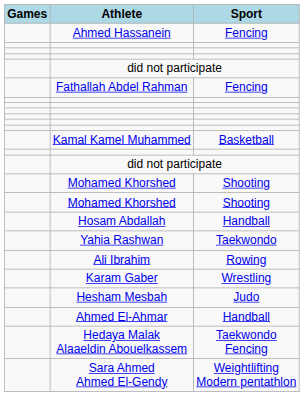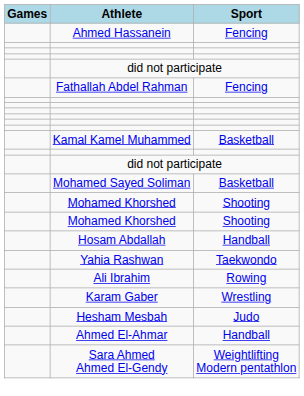+ row: (122, 183)
- row: (122, 342)
